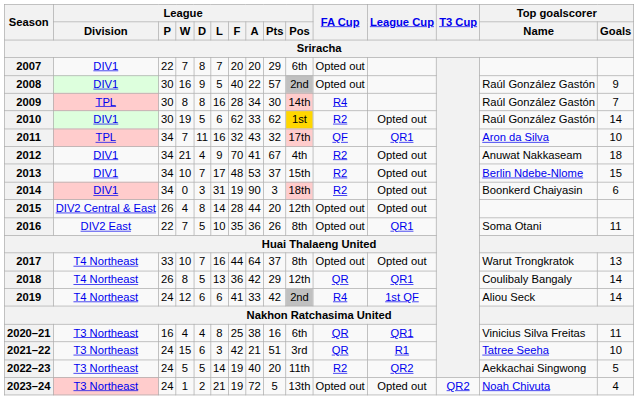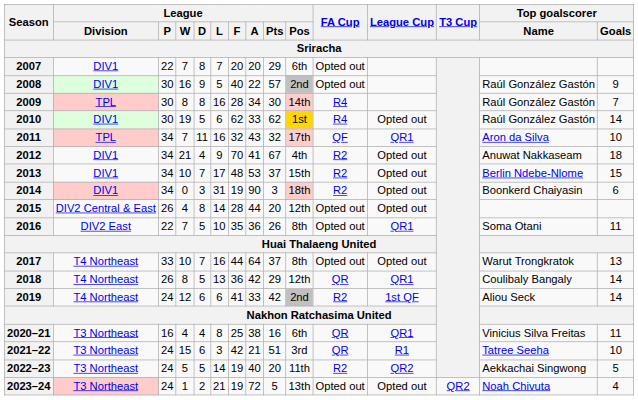(340, 119) R2 -> (340, 119) R4
(340, 297) R4 -> (340, 297) R2
